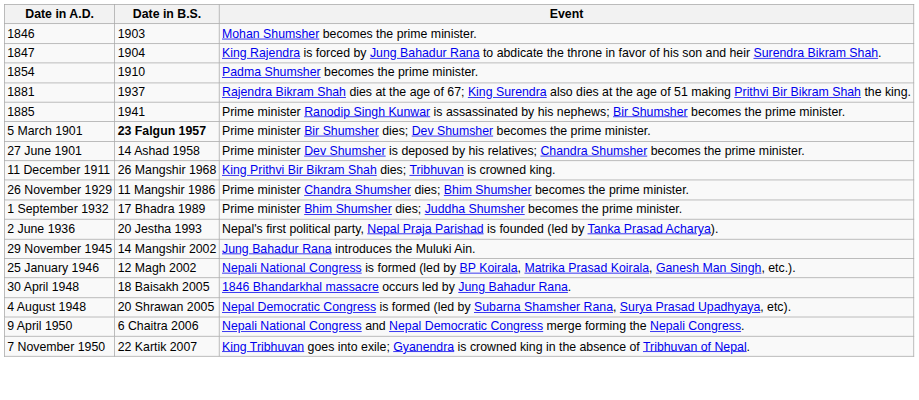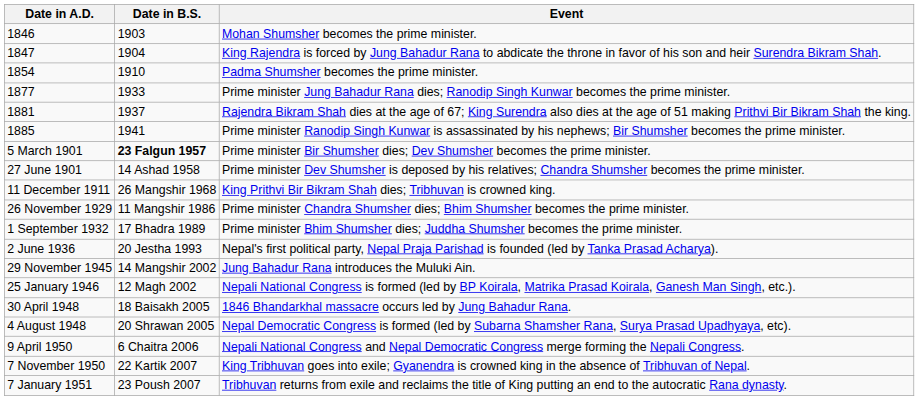+ row: (21, 92)
+ row: (50, 385)
